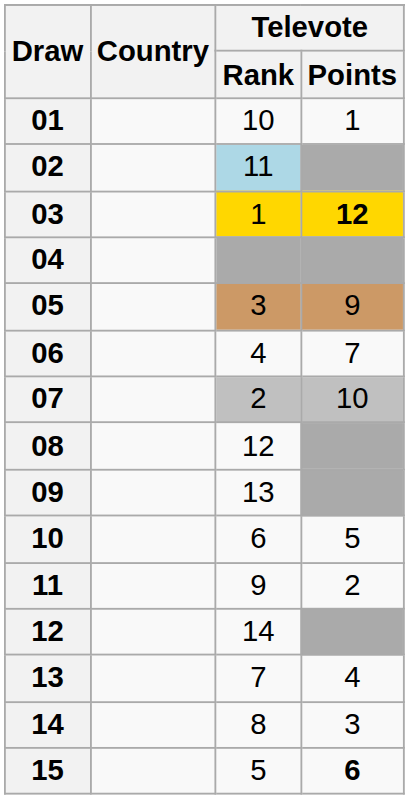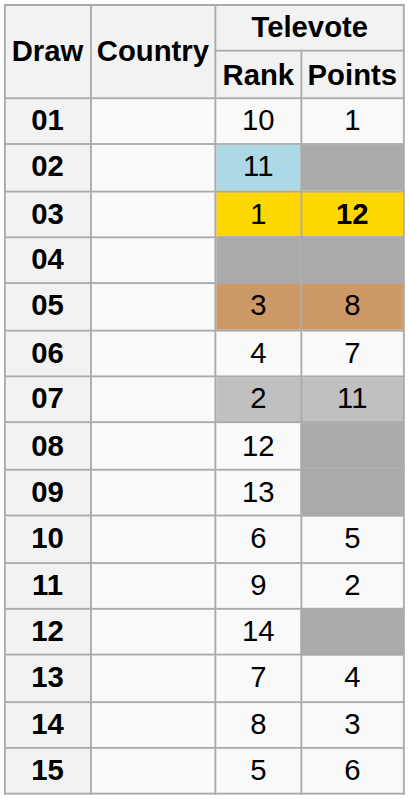(352, 306) 9 -> (352, 306) 8
(352, 399) 10 -> (352, 399) 11
(352, 770) bold -> (352, 770) normal
